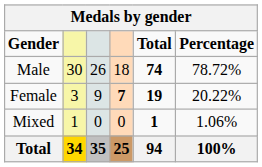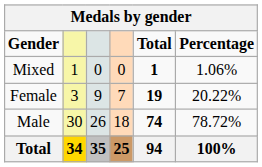rows swapped: (33, 70) <-> (33, 122)
(121, 96) bold -> (121, 96) normal
